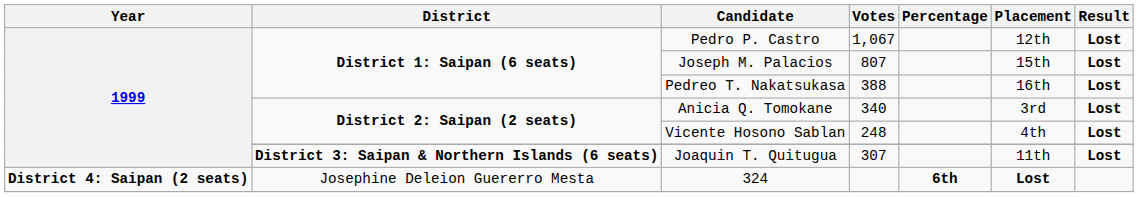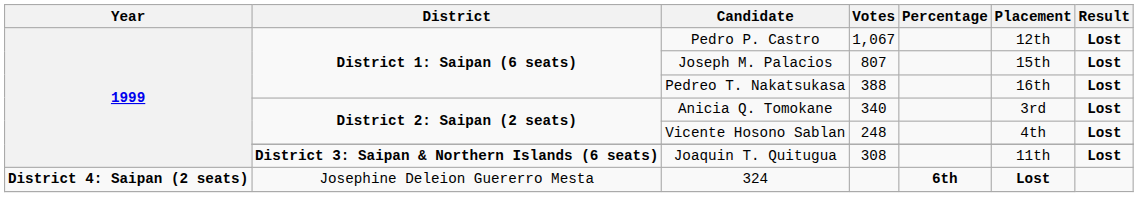(874, 156) 307 -> (874, 156) 308
